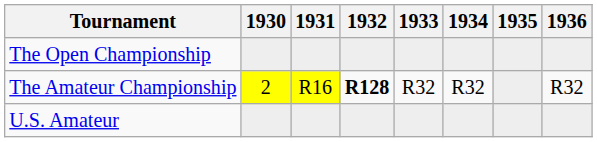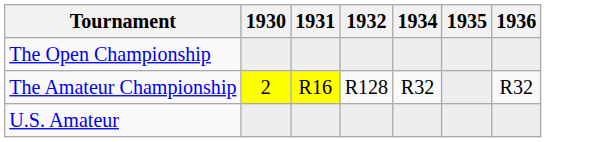- column: (419, 21)
(367, 87) bold -> (366, 87) normal
